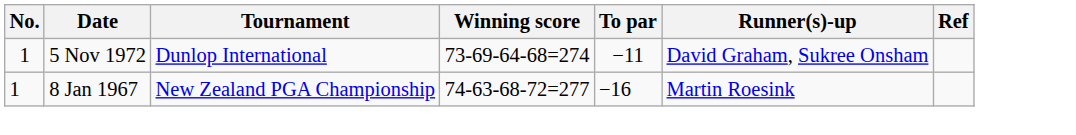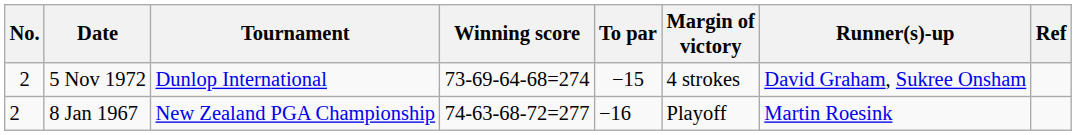+ column: (711, 33)
(25, 55) 1 -> (25, 79) 2
(628, 55) −11 -> (628, 79) −15
(15, 89) 1 -> (15, 113) 2
